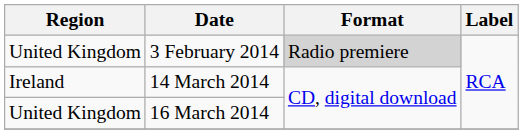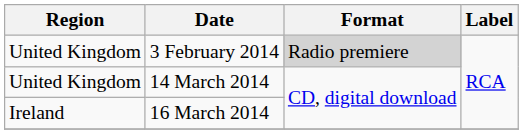(37, 81) Ireland -> (75, 81) United Kingdom
(75, 112) United Kingdom -> (37, 112) Ireland
